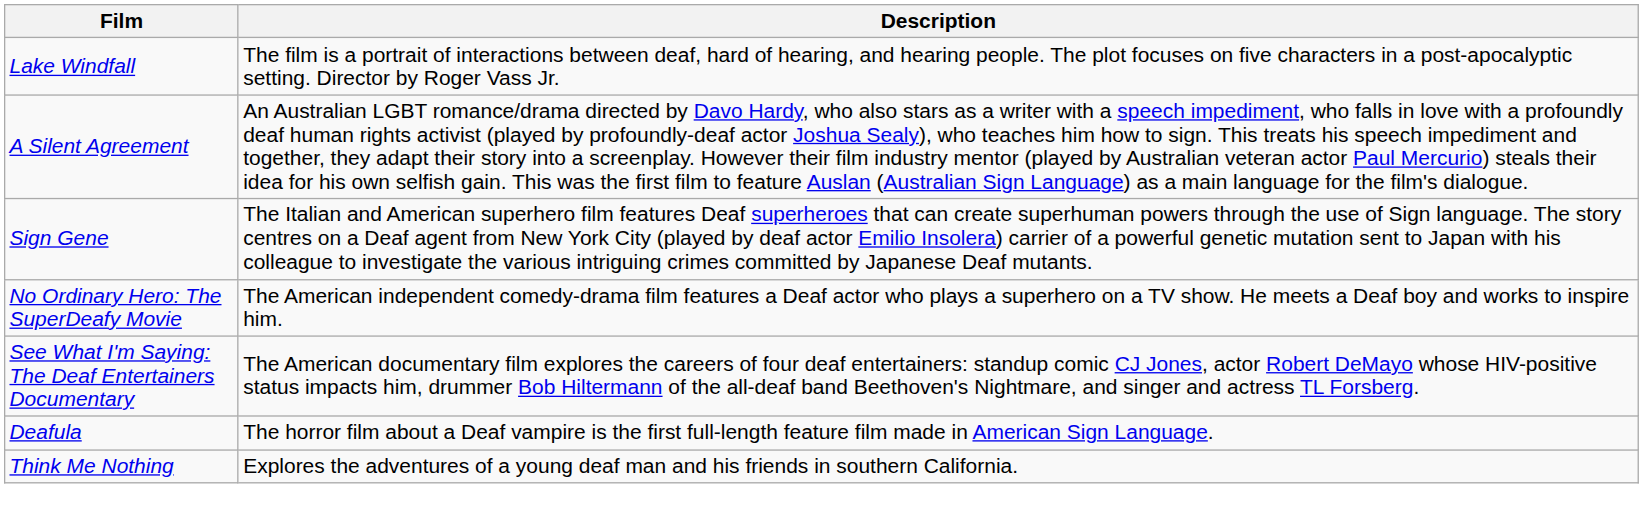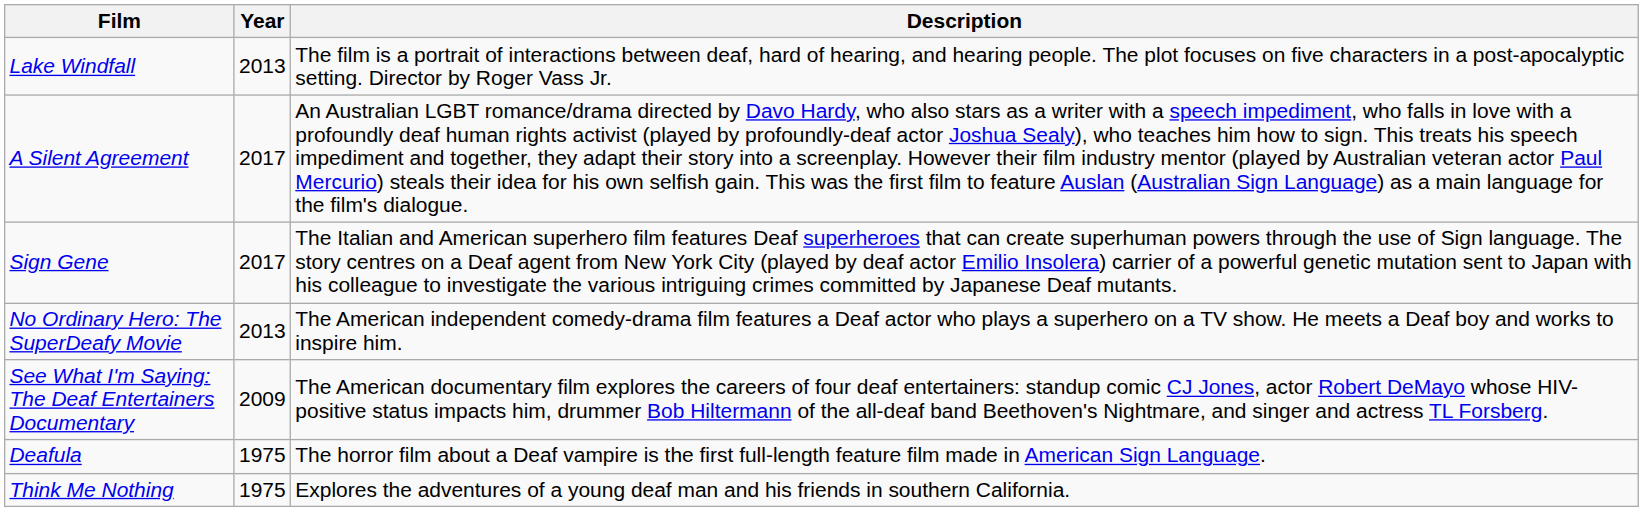+ column: (262, 21)
